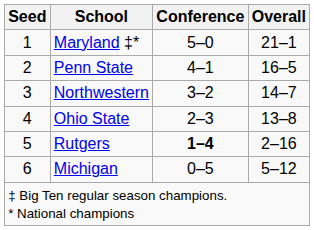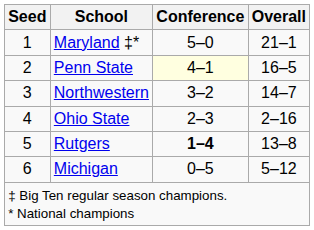(200, 67) no background -> (200, 67) lightyellow background
(279, 118) 13–8 -> (279, 118) 2–16
(279, 144) 2–16 -> (279, 144) 13–8
